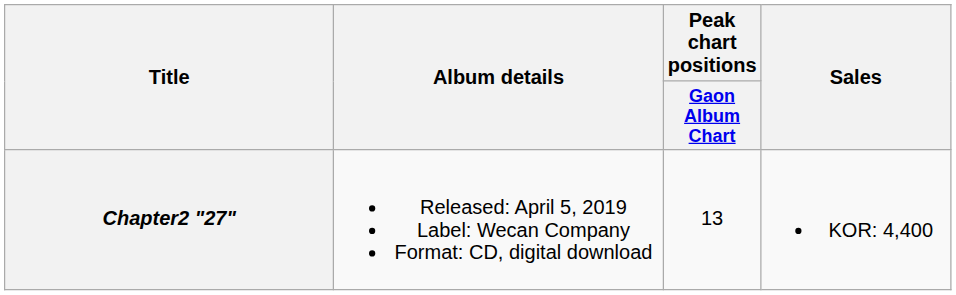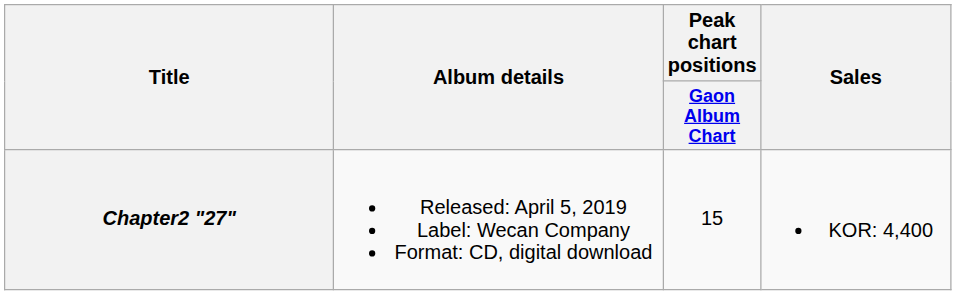(712, 219) 13 -> (712, 219) 15
